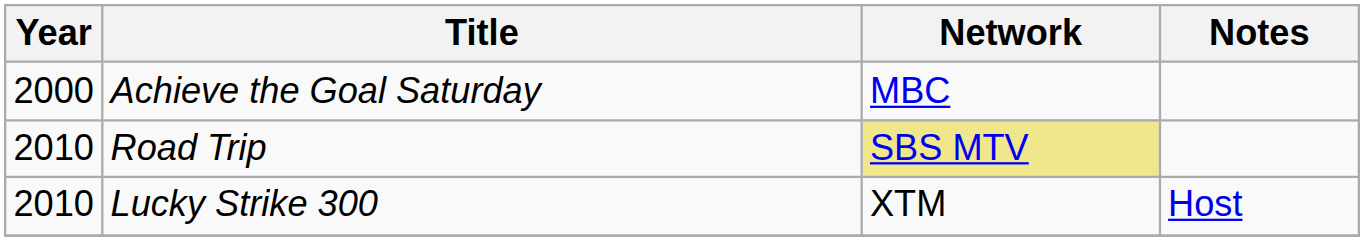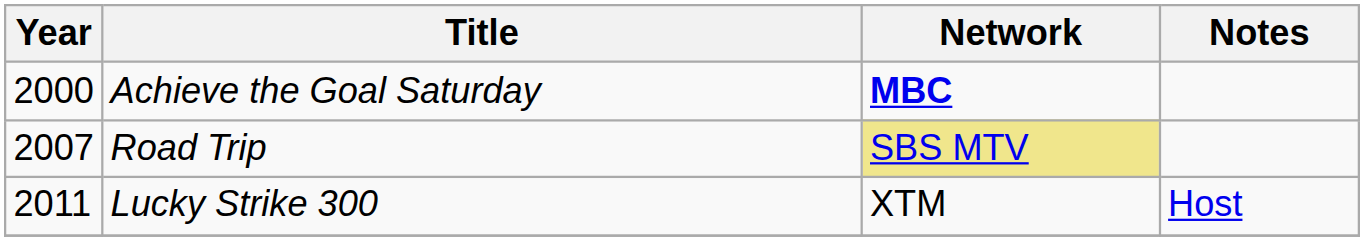(910, 90) normal -> (911, 90) bold
(54, 147) 2010 -> (54, 147) 2007
(54, 205) 2010 -> (52, 205) 2011
